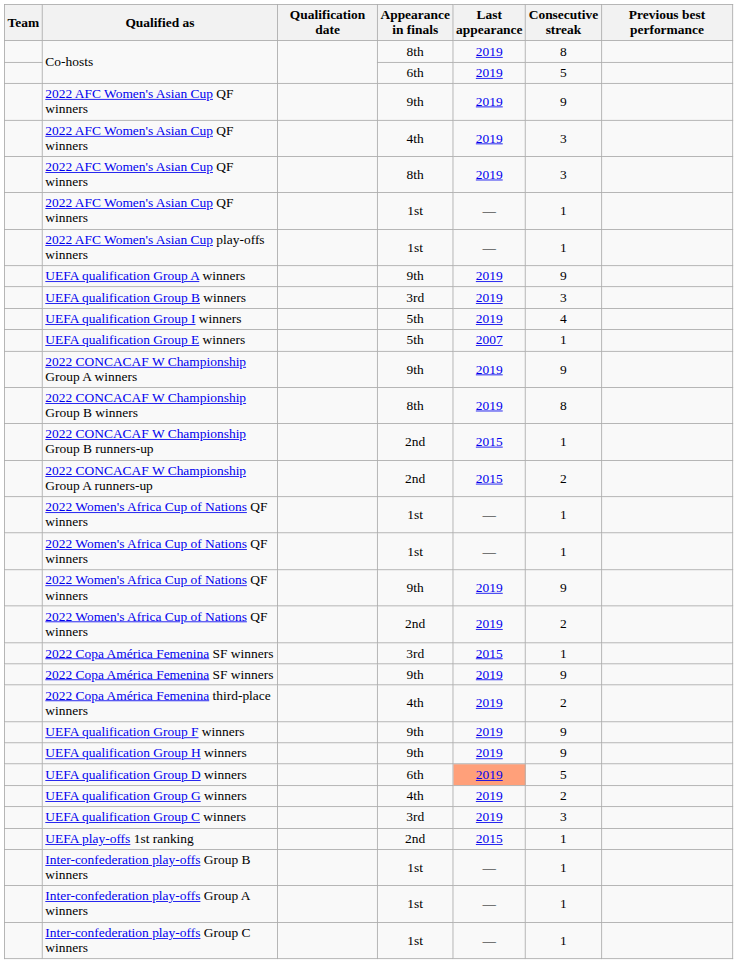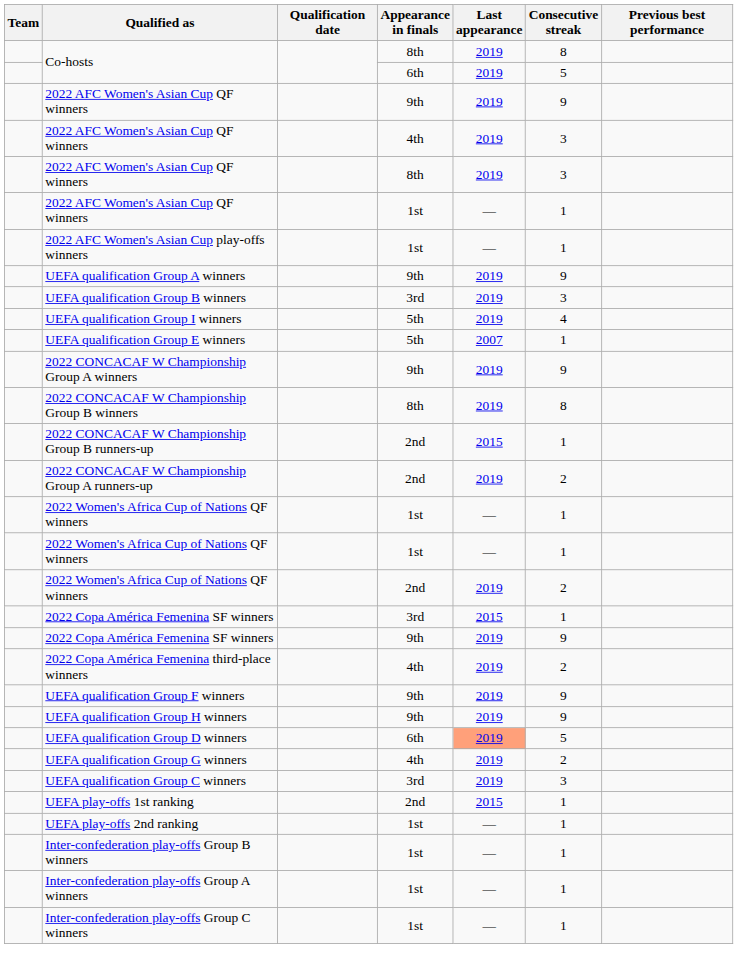(489, 478) 2015 -> (489, 478) 2019
- row: (156, 587)
+ row: (122, 823)
